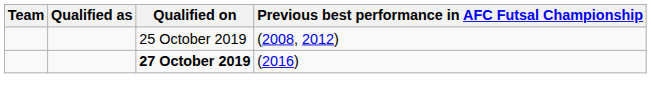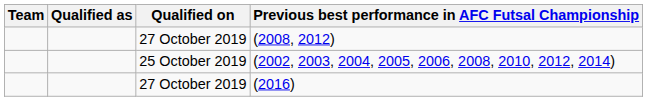(193, 38) 25 October 2019 -> (193, 38) 27 October 2019
+ row: (434, 61)
(195, 61) bold -> (193, 84) normal
